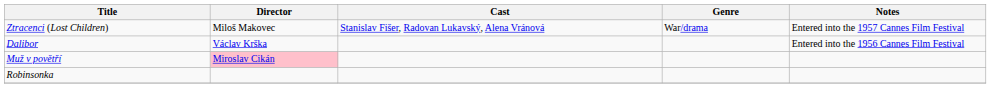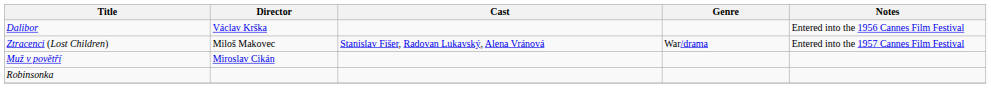rows swapped: (22, 43) <-> (57, 28)
(244, 59) pink background -> (244, 59) no background
